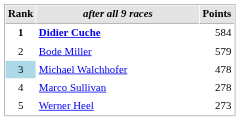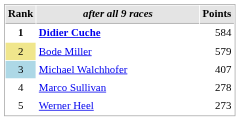(21, 51) no background -> (21, 51) khaki background
(223, 69) 478 -> (223, 69) 407
